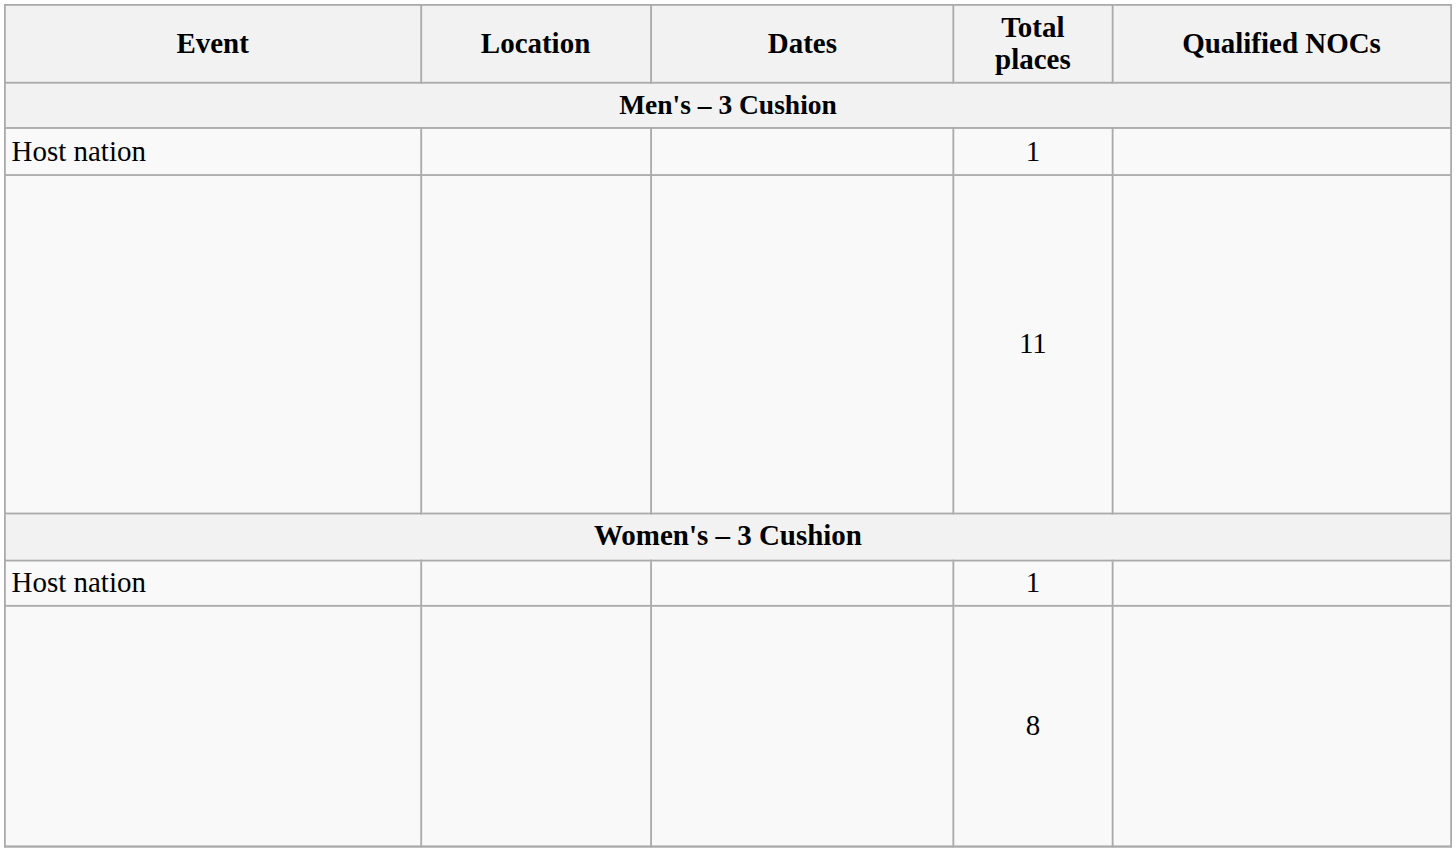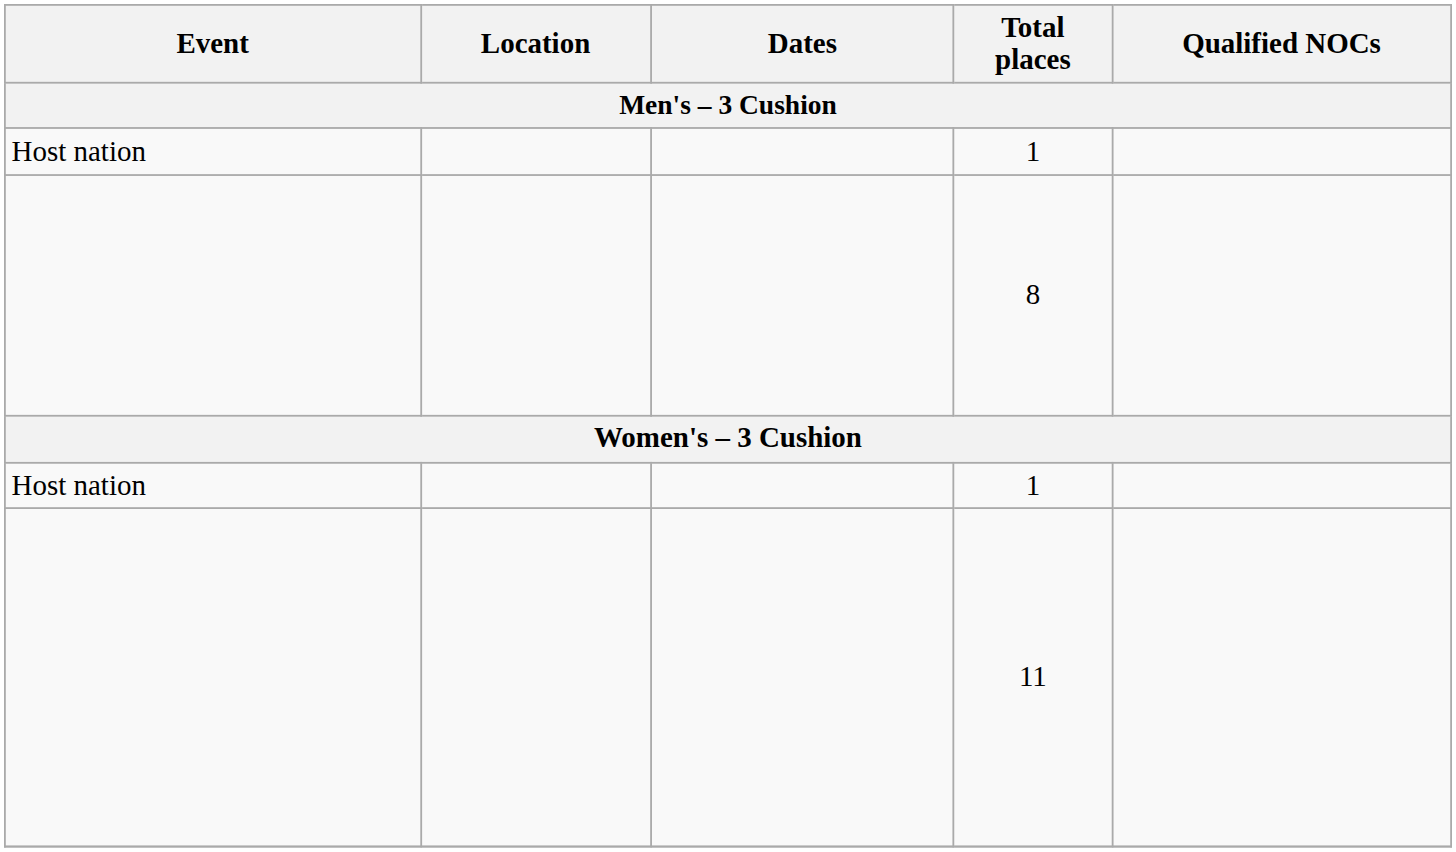rows swapped: (213, 344) <-> (213, 726)
